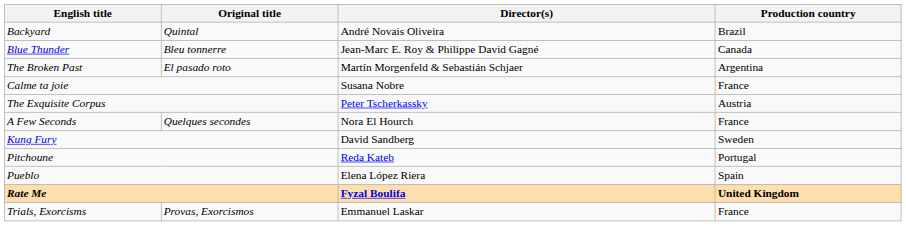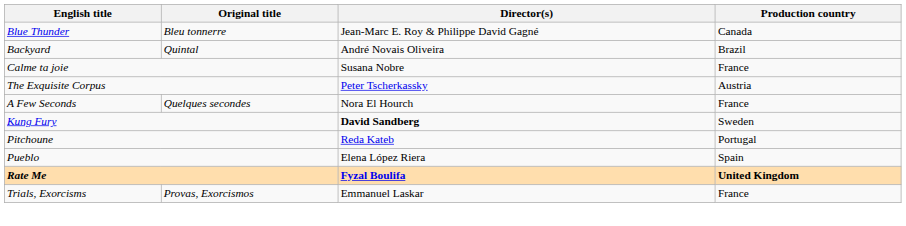rows swapped: (29, 31) <-> (38, 49)
- row: (45, 67)
(377, 139) normal -> (380, 121) bold
